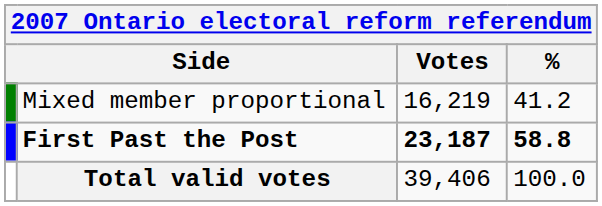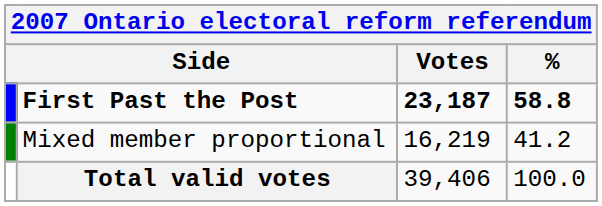rows swapped: (161, 142) <-> (204, 103)
